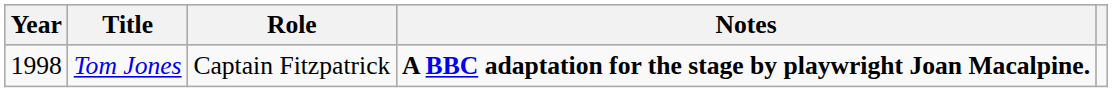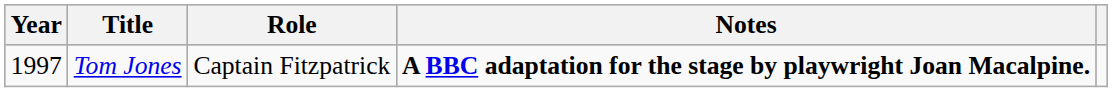(36, 65) 1998 -> (36, 65) 1997
